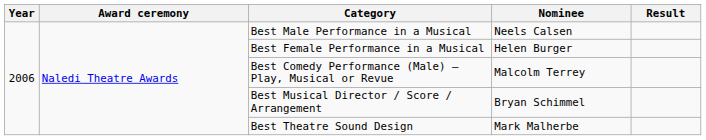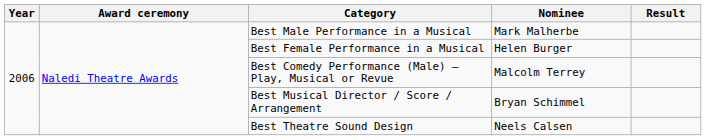(533, 31) Neels Calsen -> (537, 31) Mark Malherbe
(537, 126) Mark Malherbe -> (533, 126) Neels Calsen
